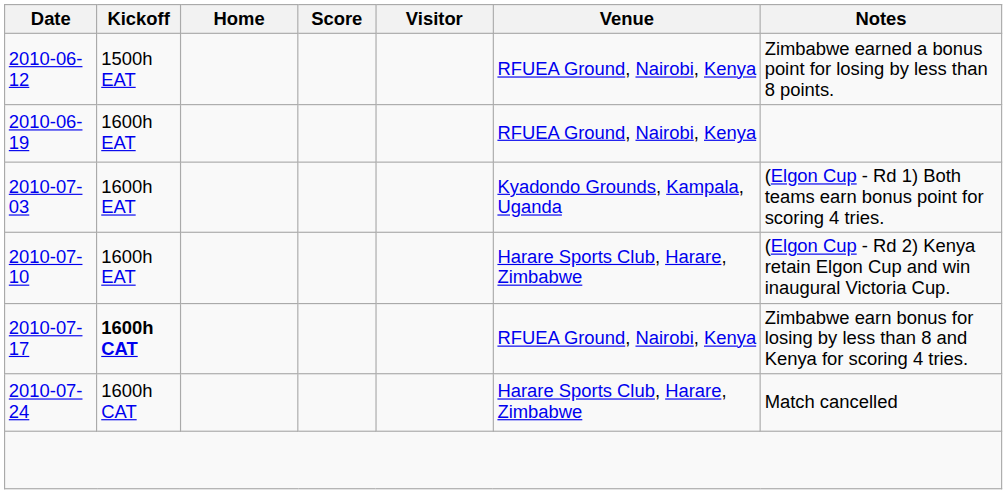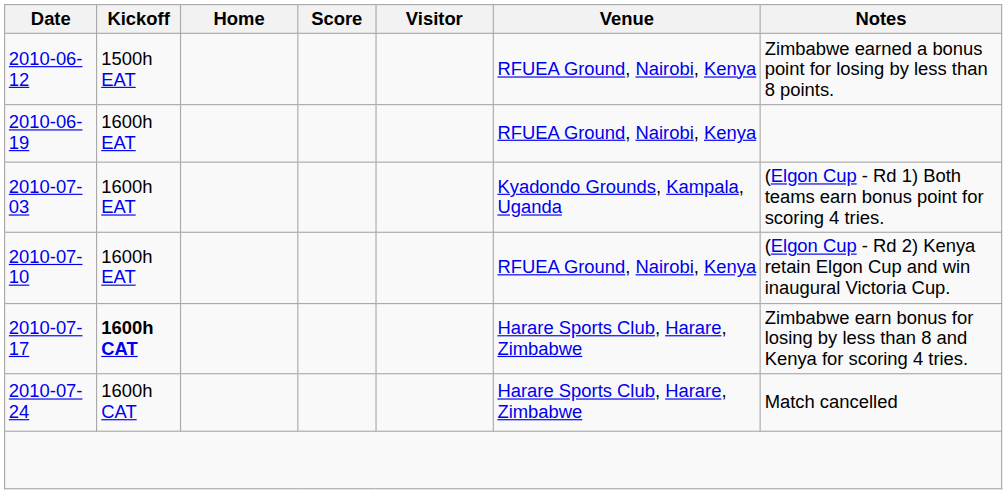(612, 267) Harare Sports Club, Harare, Zimbabwe -> (627, 267) RFUEA Ground, Nairobi, Kenya
(627, 338) RFUEA Ground, Nairobi, Kenya -> (612, 338) Harare Sports Club, Harare, Zimbabwe
